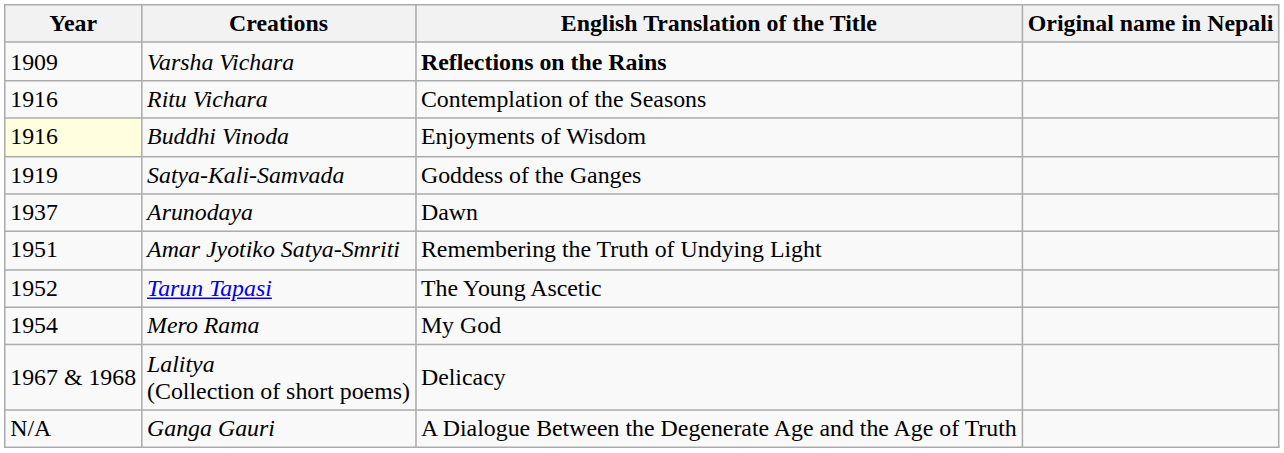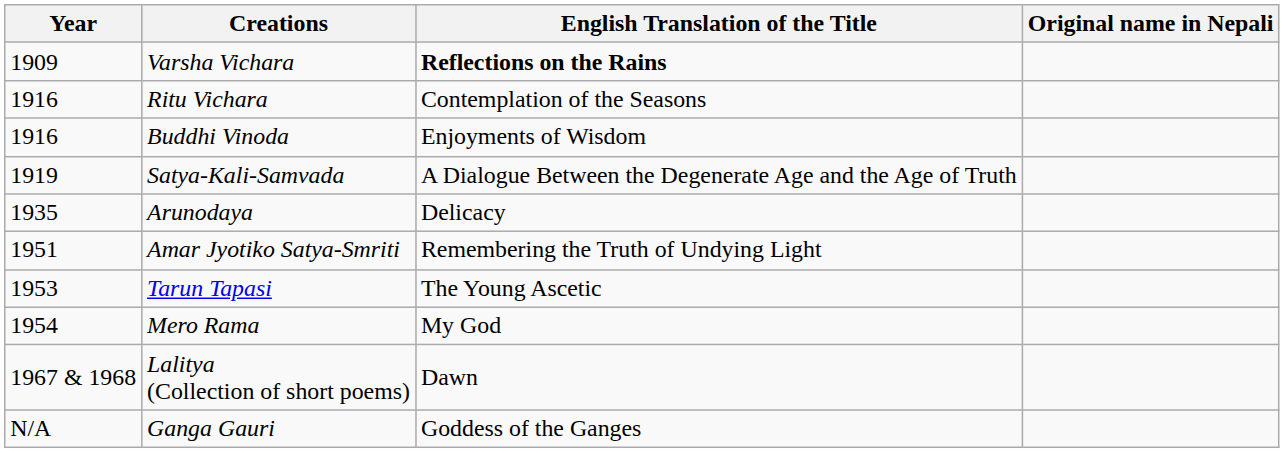(34, 136) lightyellow background -> (34, 136) no background
(531, 174) Goddess of the Ganges -> (719, 174) A Dialogue Between the Degenerate Age and the Age of Truth
(34, 212) 1937 -> (34, 212) 1935
(449, 212) Dawn -> (463, 212) Delicacy
(34, 288) 1952 -> (34, 288) 1953
(463, 377) Delicacy -> (449, 377) Dawn
(719, 428) A Dialogue Between the Degenerate Age and the Age of Truth -> (531, 428) Goddess of the Ganges
